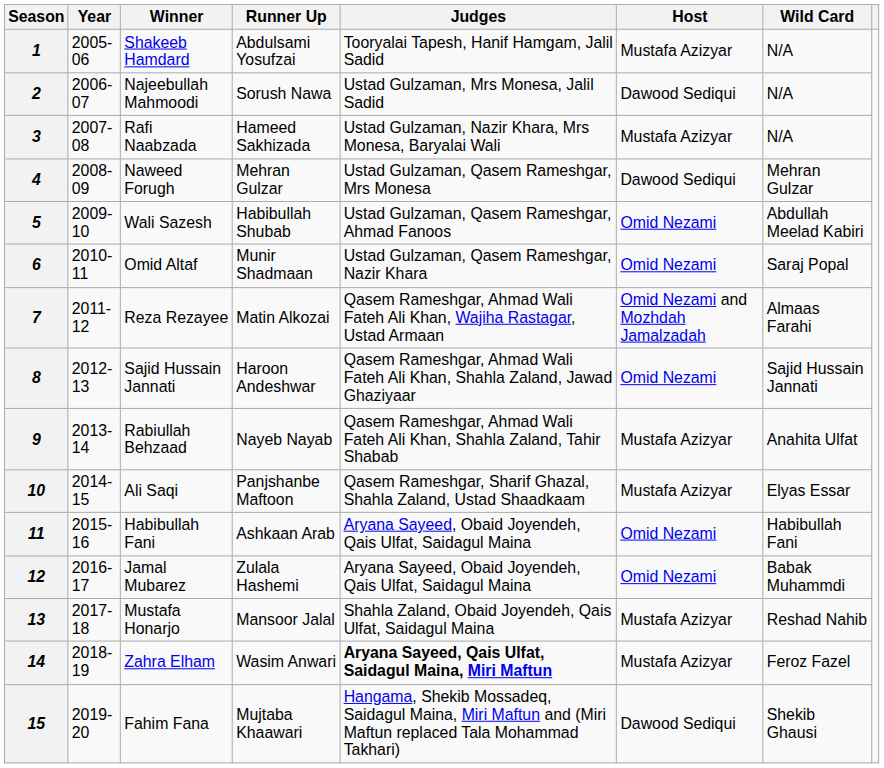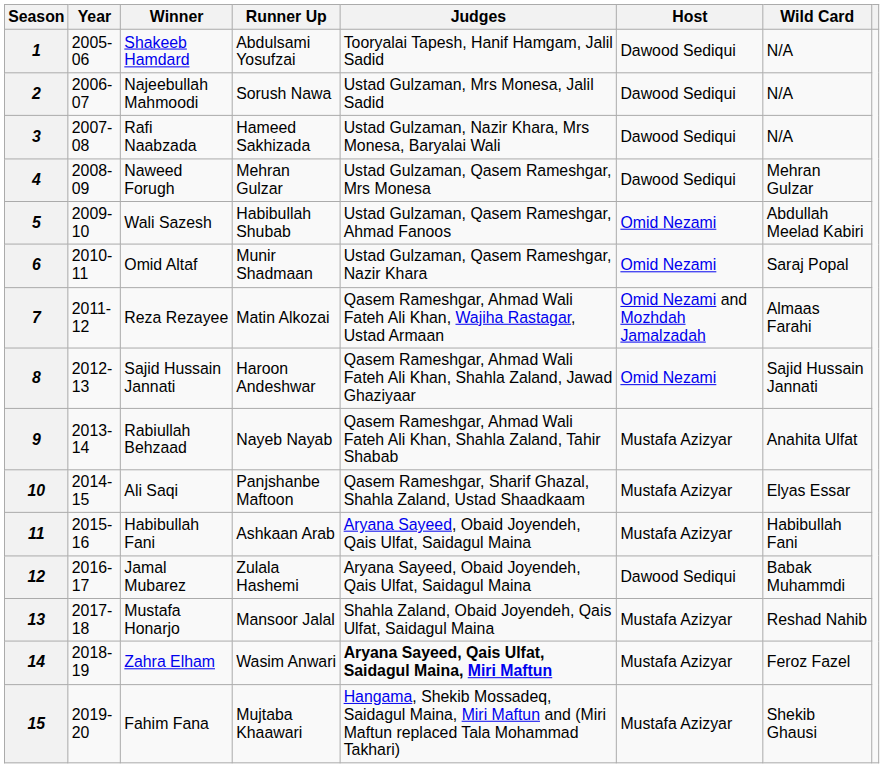(676, 51) Mustafa Azizyar -> (678, 51) Dawood Sediqui
(676, 136) Mustafa Azizyar -> (678, 136) Dawood Sediqui
(668, 533) Omid Nezami -> (676, 533) Mustafa Azizyar
(668, 576) Omid Nezami -> (678, 576) Dawood Sediqui
(678, 723) Dawood Sediqui -> (676, 723) Mustafa Azizyar
